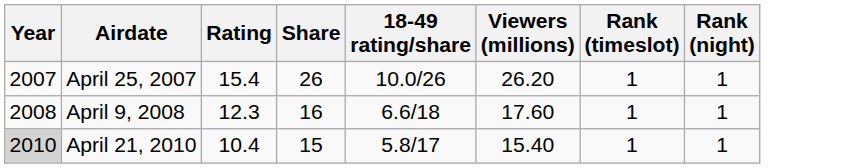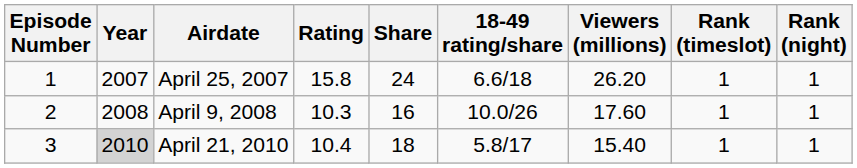+ column: (51, 33)
(239, 78) 15.4 -> (331, 78) 15.8
(311, 78) 26 -> (403, 78) 24
(411, 78) 10.0/26 -> (503, 78) 6.6/18
(239, 111) 12.3 -> (331, 111) 10.3
(411, 111) 6.6/18 -> (503, 111) 10.0/26
(311, 145) 15 -> (403, 145) 18
